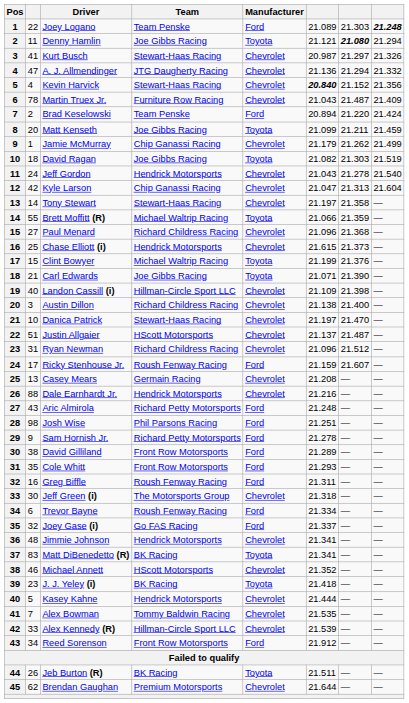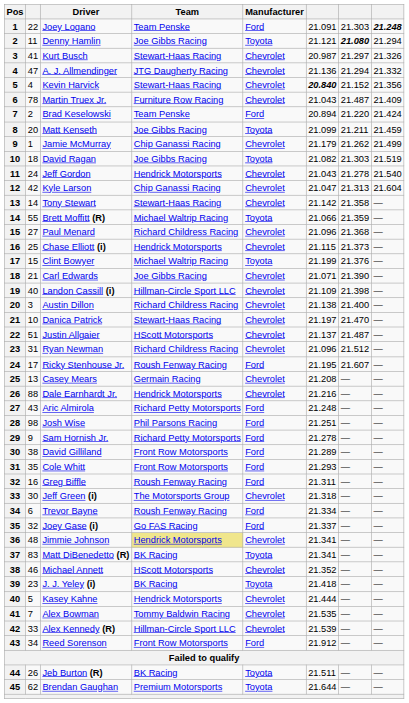(322, 27) 21.089 -> (322, 27) 21.091
(322, 203) 21.197 -> (322, 203) 21.142
(322, 247) 21.615 -> (322, 247) 21.115
(259, 276) Toyota -> (265, 276) Chevrolet
(322, 364) 21.159 -> (322, 364) 21.195
(178, 540) no background -> (178, 540) khaki background
(265, 687) Chevrolet -> (259, 687) Toyota
